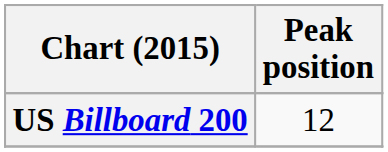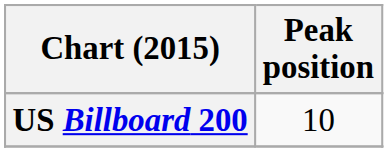(318, 119) 12 -> (318, 119) 10
